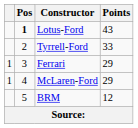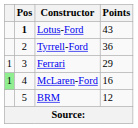(108, 47) 33 -> (108, 47) 36
(9, 81) no background -> (9, 81) lightgreen background
(108, 81) 29 -> (108, 81) 16
